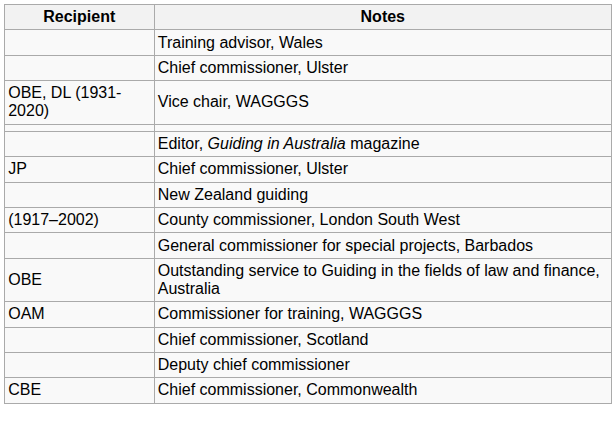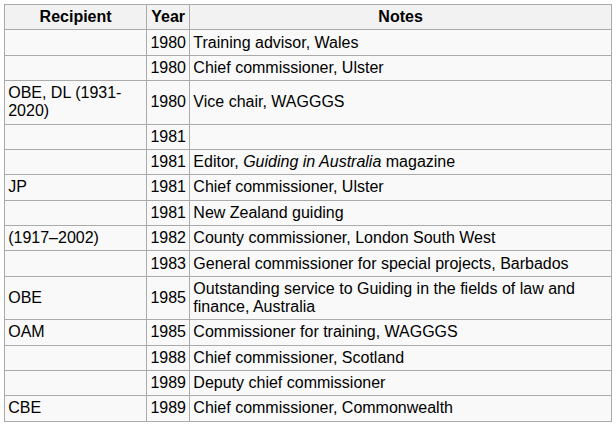+ column: (168, 17)
